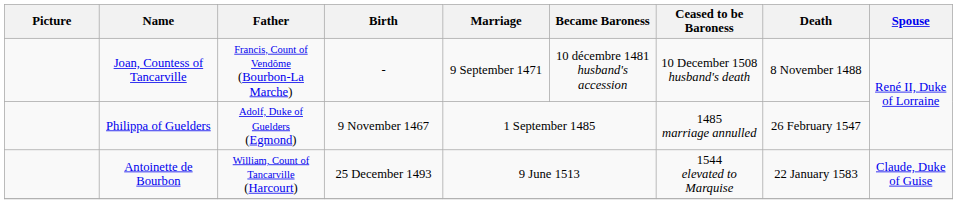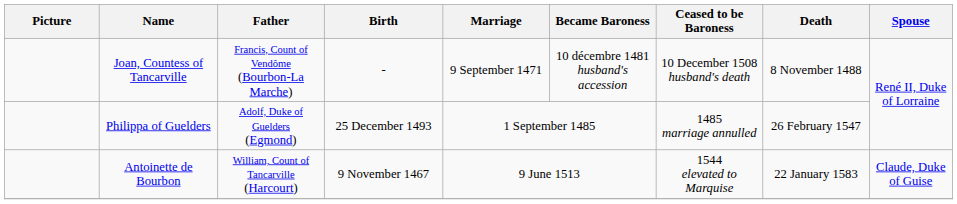(384, 125) 9 November 1467 -> (384, 125) 25 December 1493
(384, 174) 25 December 1493 -> (384, 174) 9 November 1467
